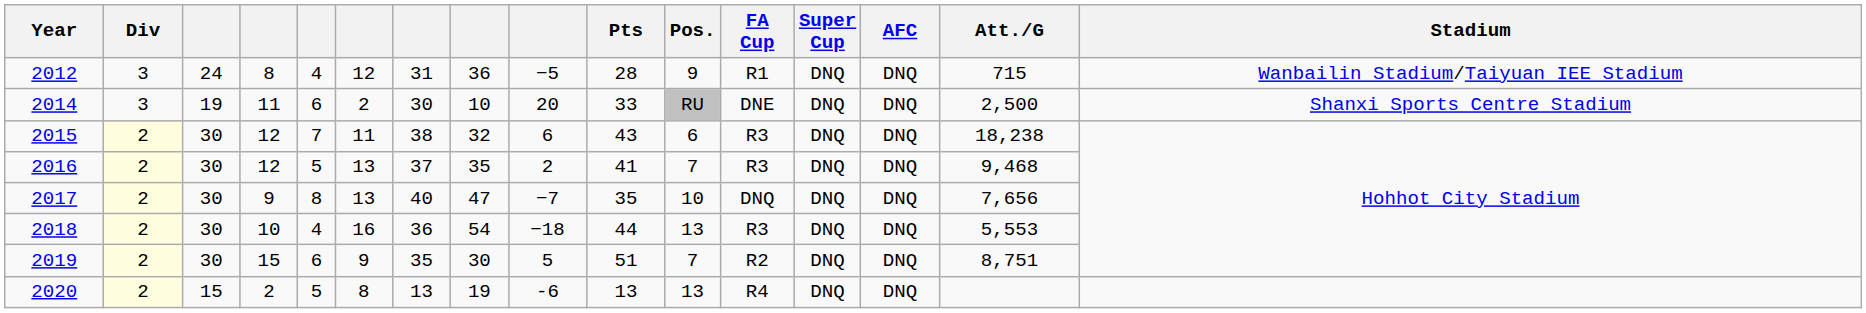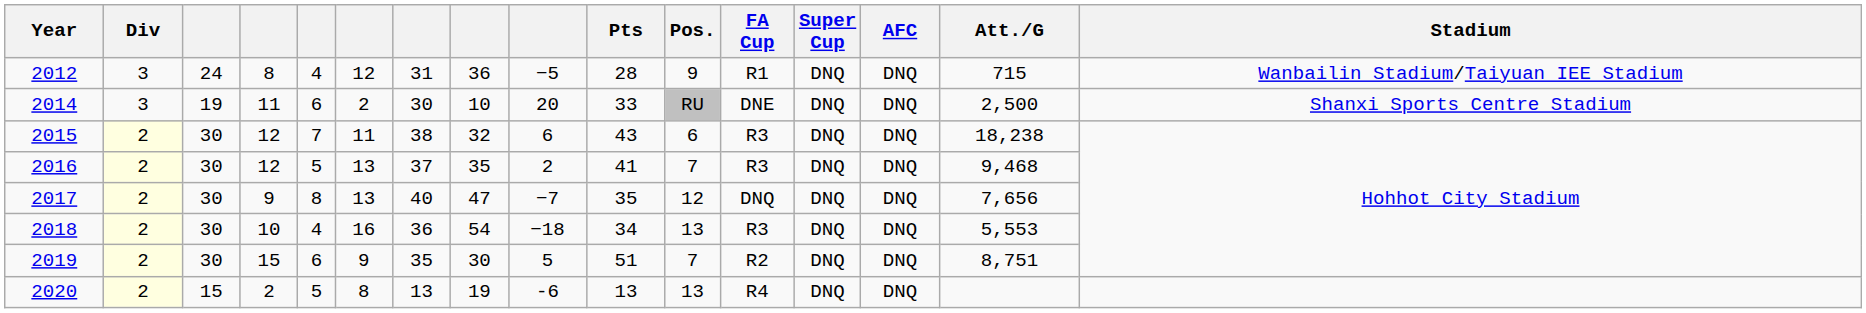(693, 198) 10 -> (693, 198) 12
(626, 229) 44 -> (626, 229) 34
